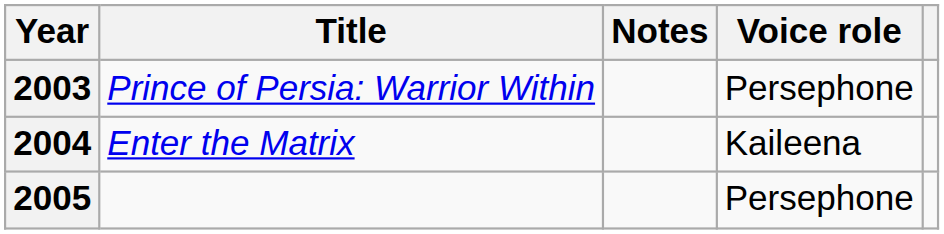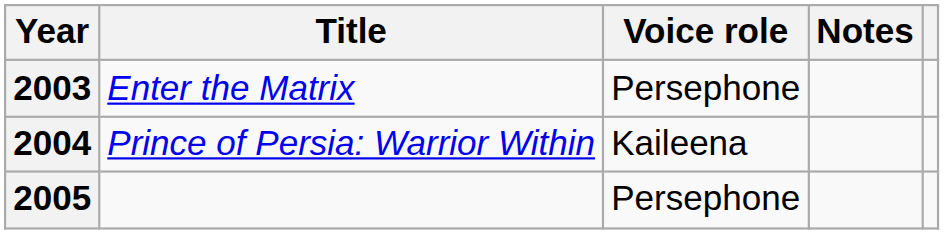columns swapped: (819, 32) <-> (660, 32)
(351, 87) Prince of Persia: Warrior Within -> (231, 87) Enter the Matrix
(231, 143) Enter the Matrix -> (351, 143) Prince of Persia: Warrior Within
